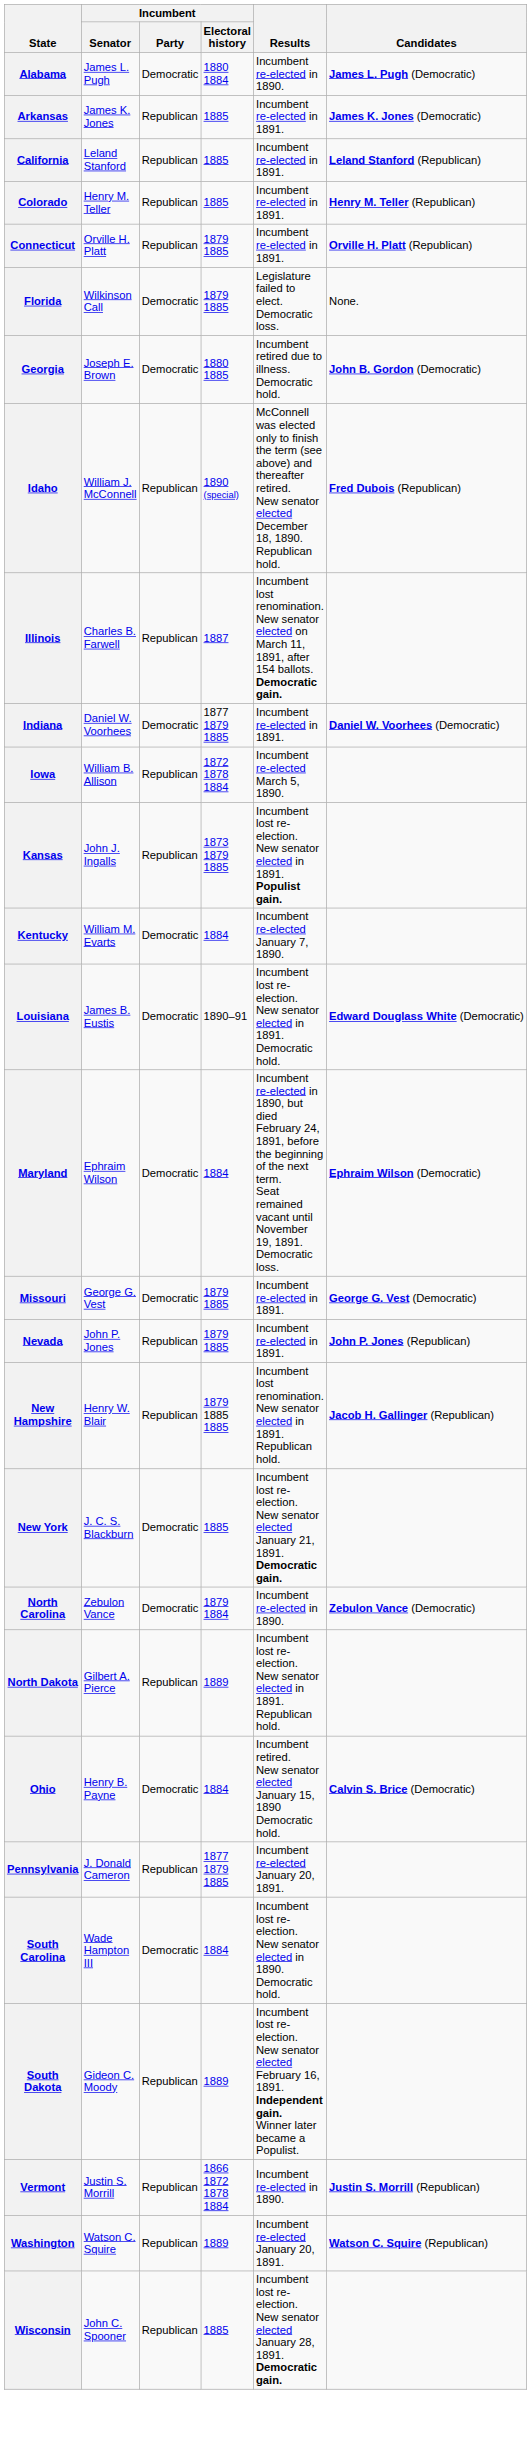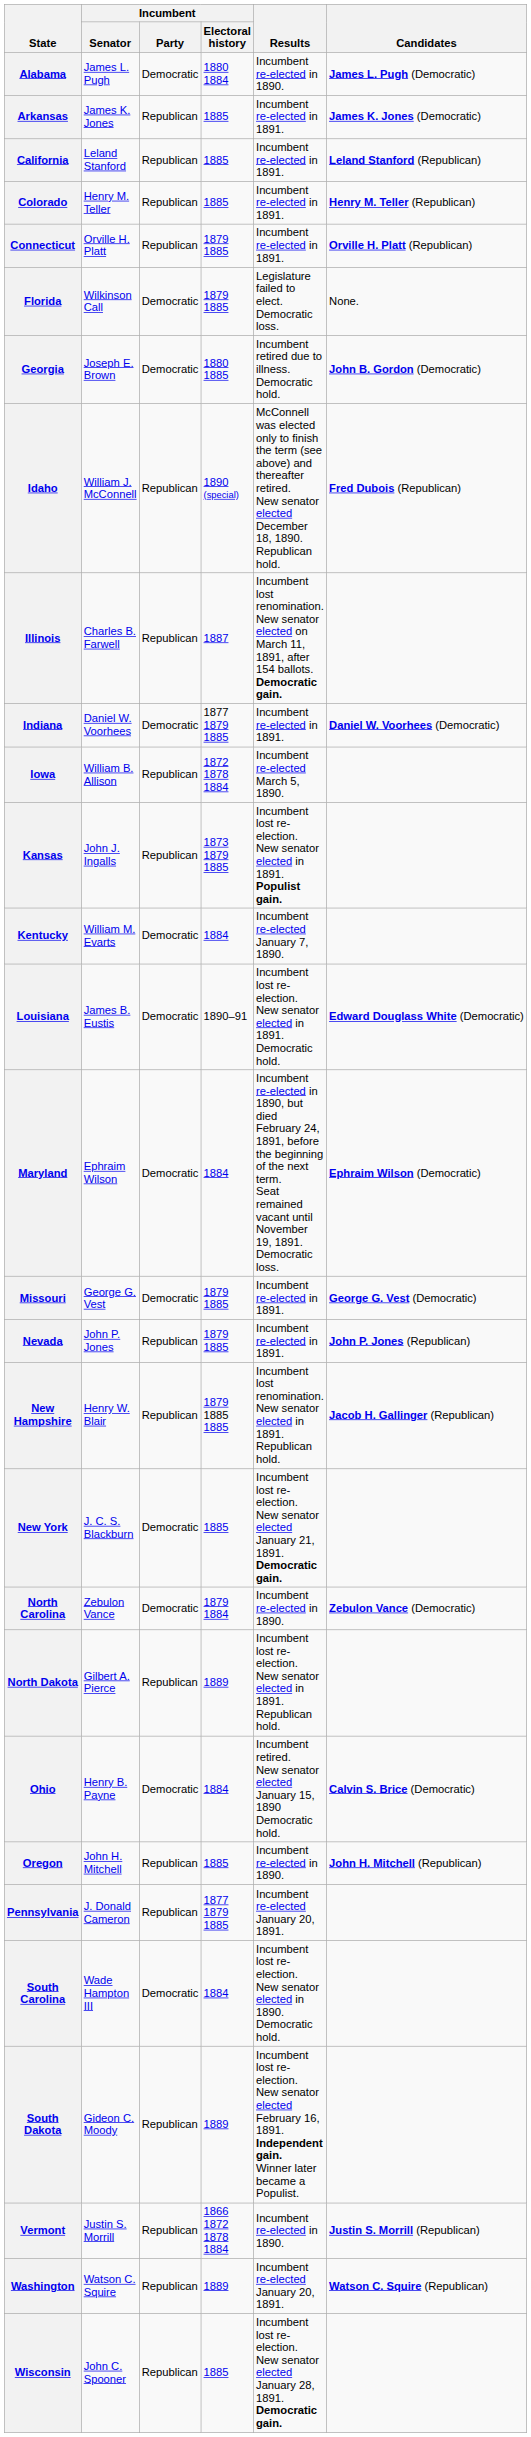+ row: (43, 1863)
